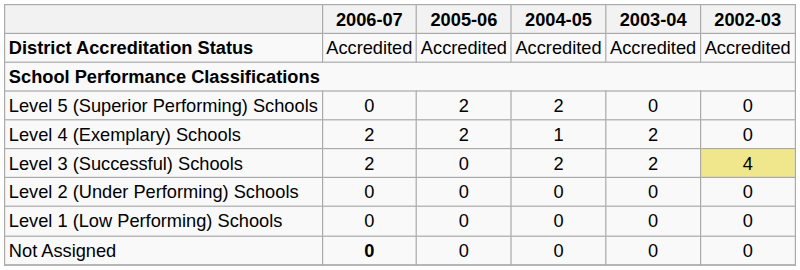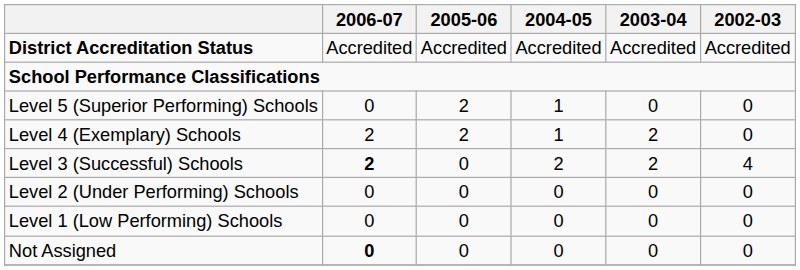(559, 106) 2 -> (559, 106) 1
(369, 164) normal -> (369, 164) bold
(748, 164) khaki background -> (748, 164) no background
